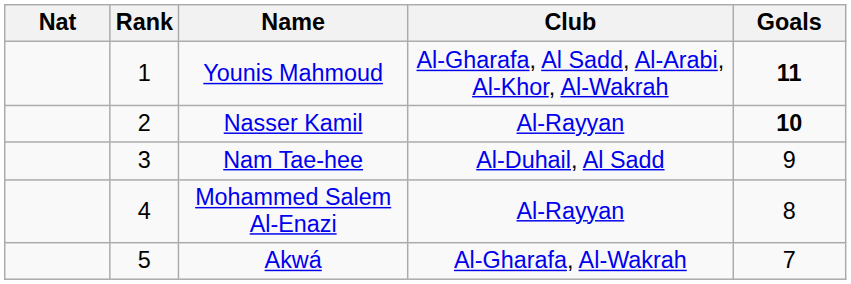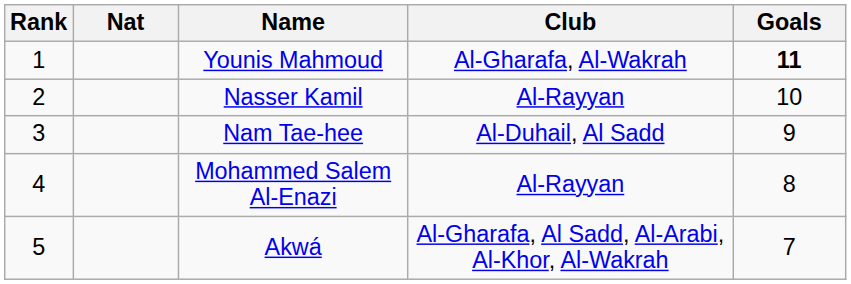columns swapped: (144, 23) <-> (58, 23)
(570, 73) Al-Gharafa, Al Sadd, Al-Arabi, Al-Khor, Al-Wakrah -> (570, 60) Al-Gharafa, Al-Wakrah
(789, 123) bold -> (789, 97) normal
(570, 260) Al-Gharafa, Al-Wakrah -> (570, 247) Al-Gharafa, Al Sadd, Al-Arabi, Al-Khor, Al-Wakrah
